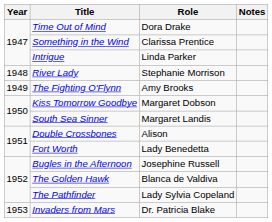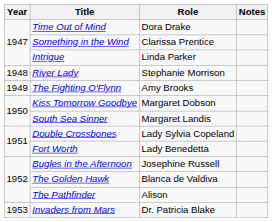(155, 133) Alison -> (188, 133) Lady Sylvia Copeland
(188, 194) Lady Sylvia Copeland -> (155, 194) Alison
